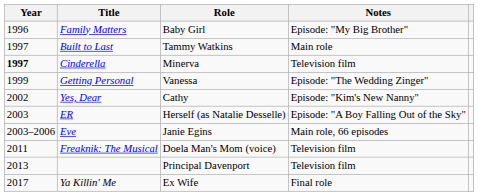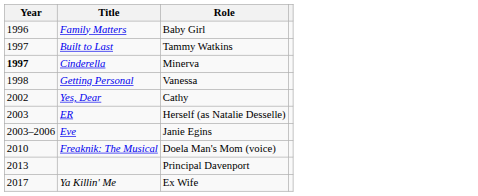- column: (378, 13)
(18, 81) 1999 -> (18, 81) 1998
(17, 149) 2011 -> (18, 149) 2010
